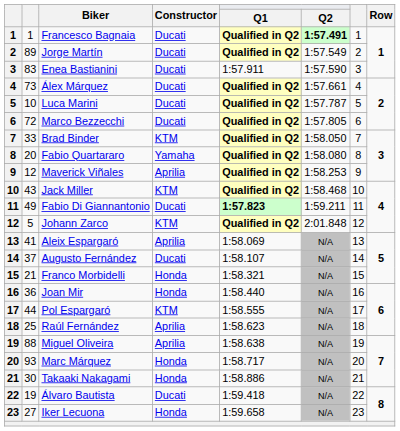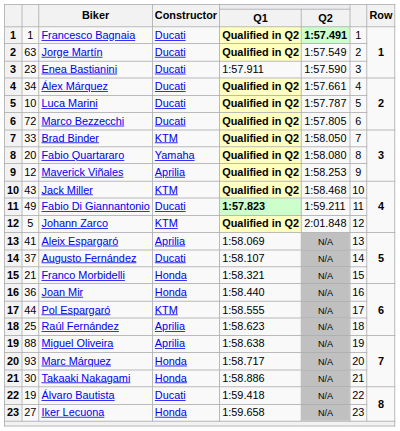(30, 52) 89 -> (30, 52) 63
(30, 69) 83 -> (30, 69) 23
(30, 86) 73 -> (30, 86) 34
